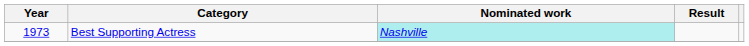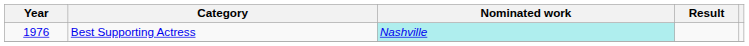(36, 32) 1973 -> (36, 32) 1976
